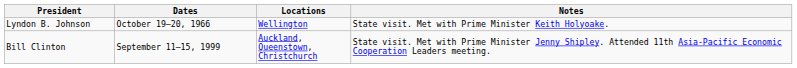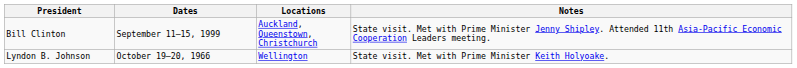rows swapped: (48, 24) <-> (36, 47)
